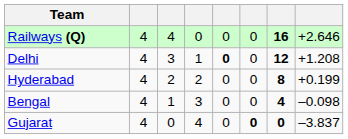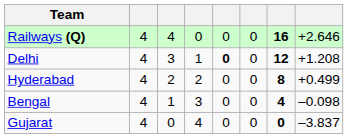(319, 79) +0.199 -> (319, 79) +0.499
(254, 123) bold -> (254, 123) normal
